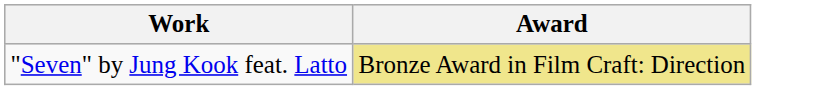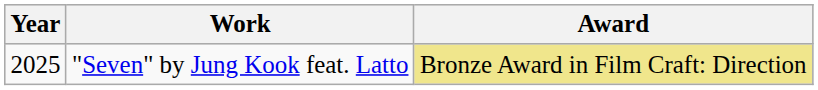+ column: (35, 24)
